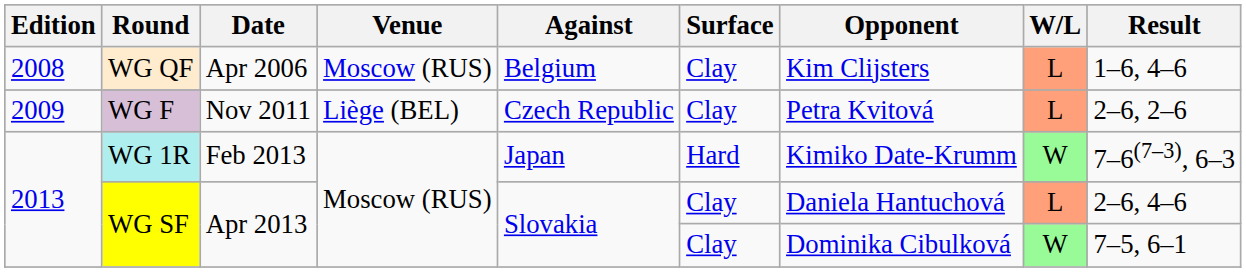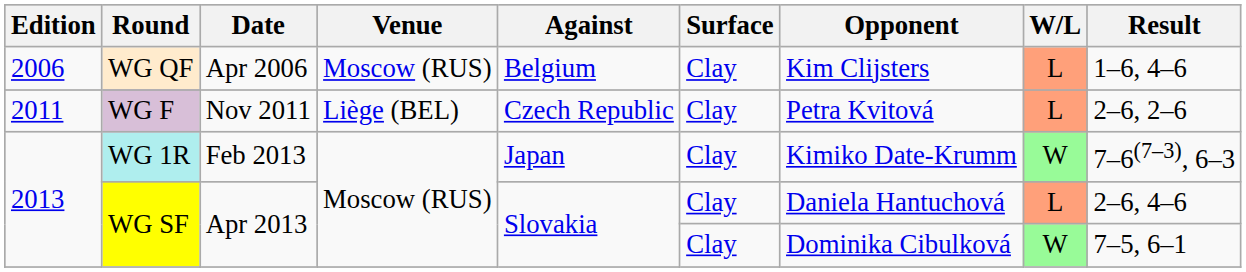(38, 68) 2008 -> (38, 68) 2006
(38, 110) 2009 -> (37, 110) 2011
(713, 156) Hard -> (711, 156) Clay
